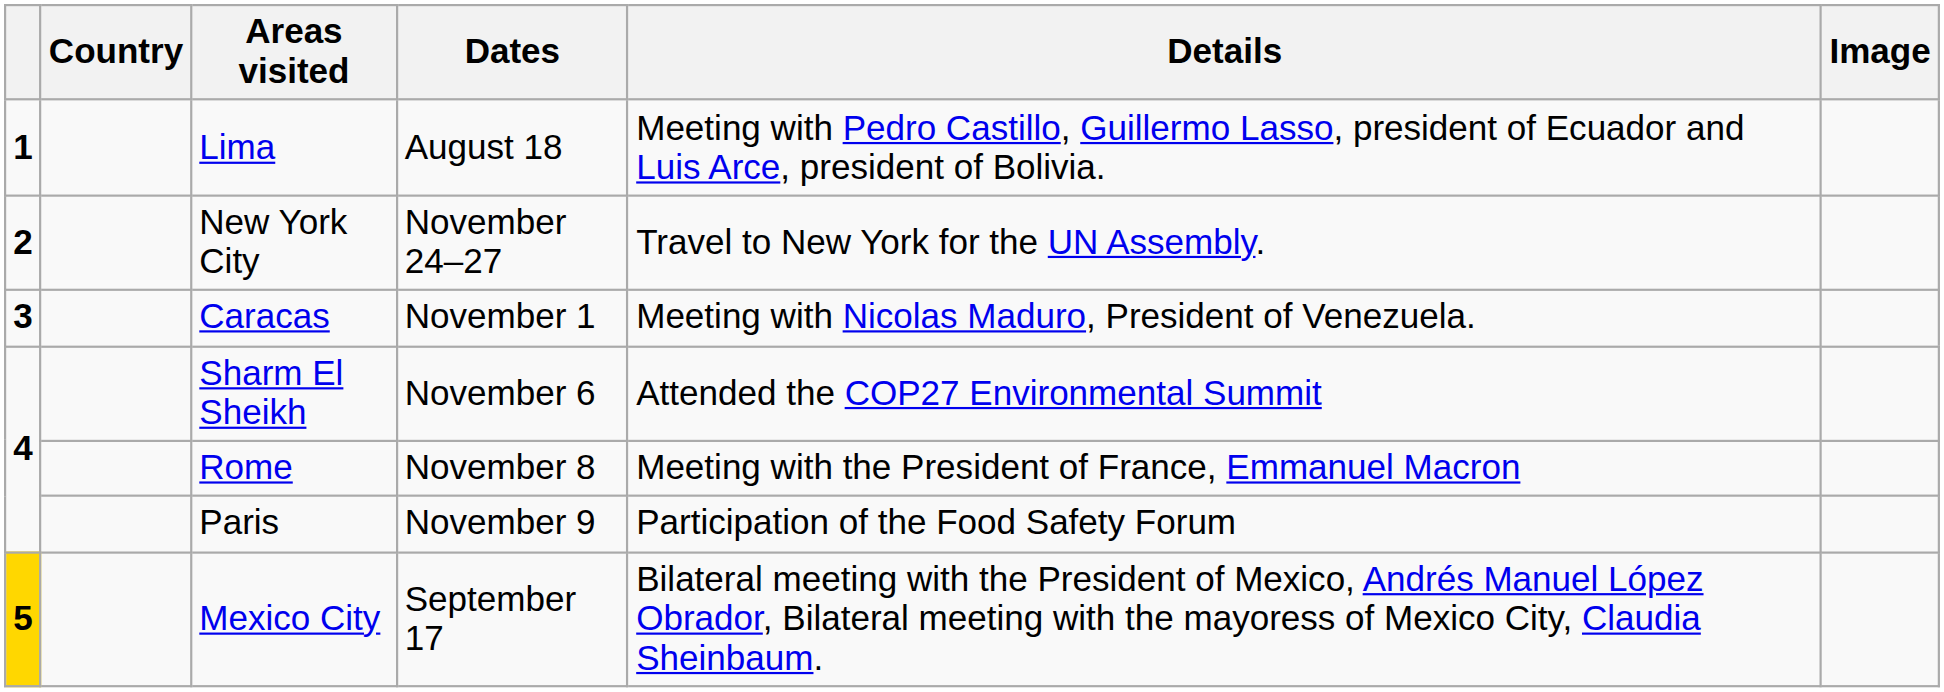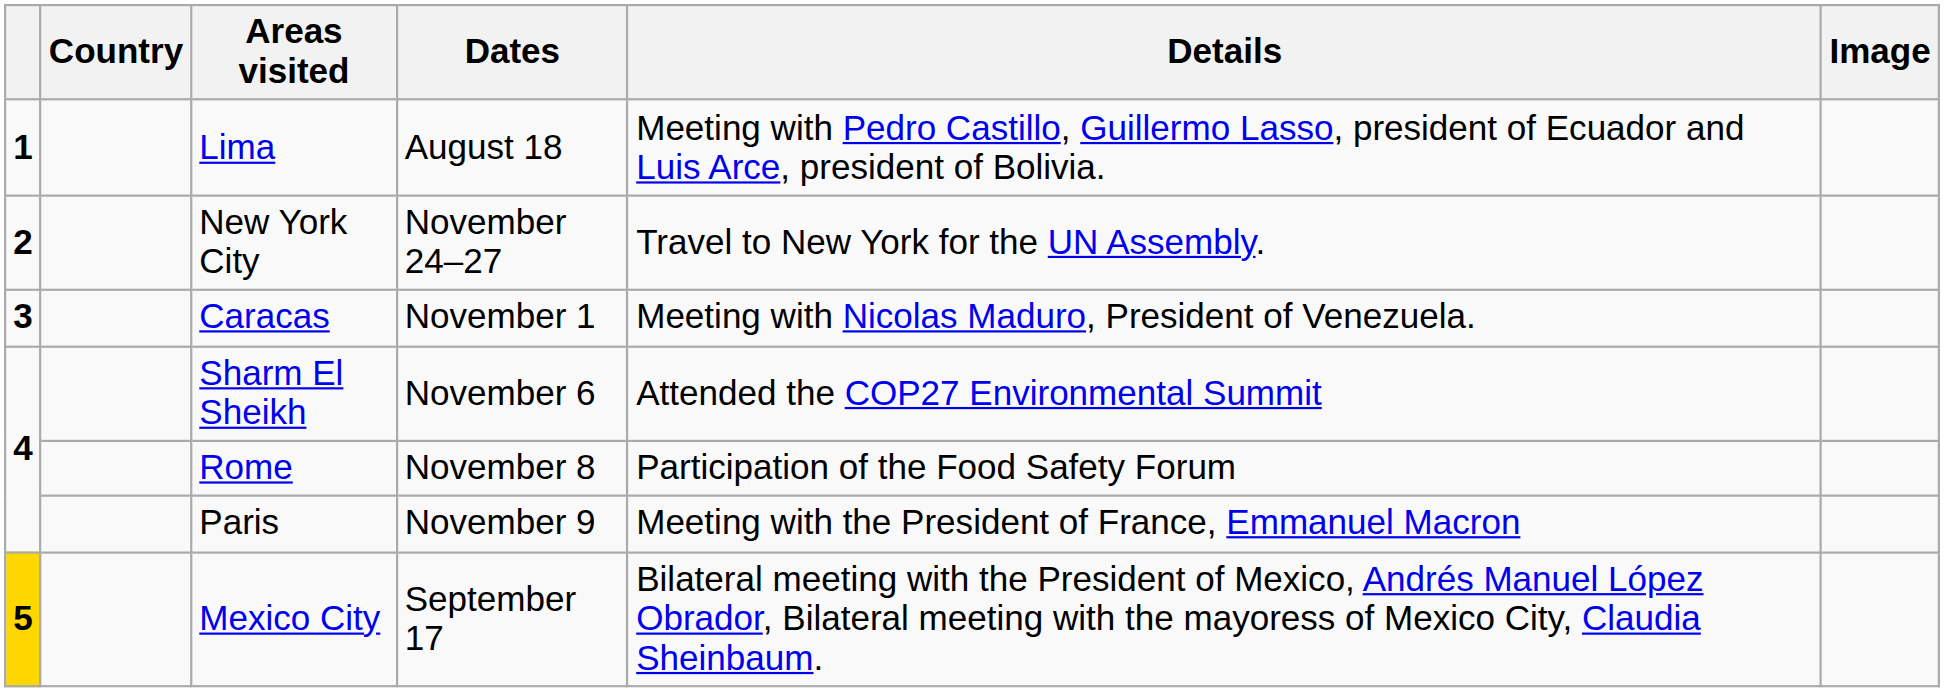(1078, 467) Meeting with the President of France, Emmanuel Macron -> (936, 467) Participation of the Food Safety Forum
(936, 523) Participation of the Food Safety Forum -> (1078, 523) Meeting with the President of France, Emmanuel Macron
